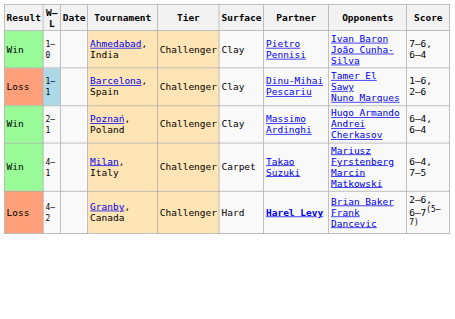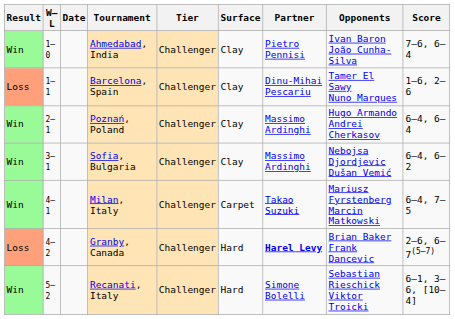(50, 88) lightblue background -> (50, 88) no background
+ row: (113, 162)
+ row: (116, 290)
